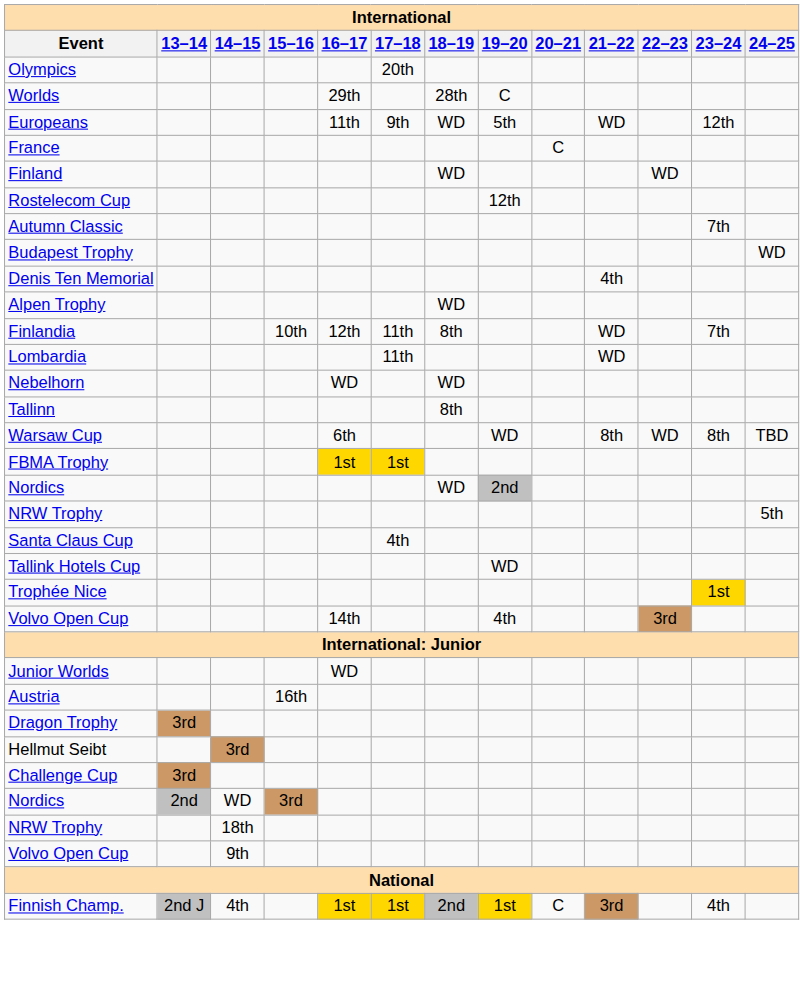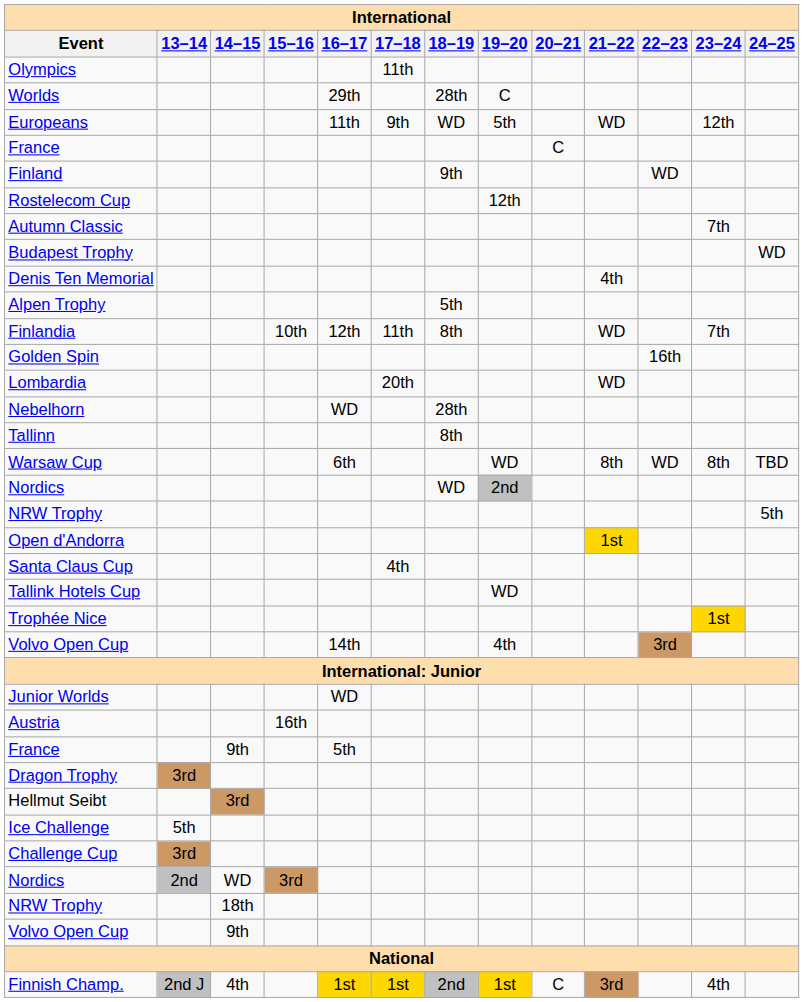(398, 69) 20th -> (398, 69) 11th
(451, 174) WD -> (451, 174) 9th
(451, 305) WD -> (451, 305) 5th
+ row: (54, 357)
(398, 357) 11th -> (398, 383) 20th
(451, 383) WD -> (451, 409) 28th
- row: (58, 461)
+ row: (66, 540)
+ row: (34, 749)
+ row: (59, 827)
